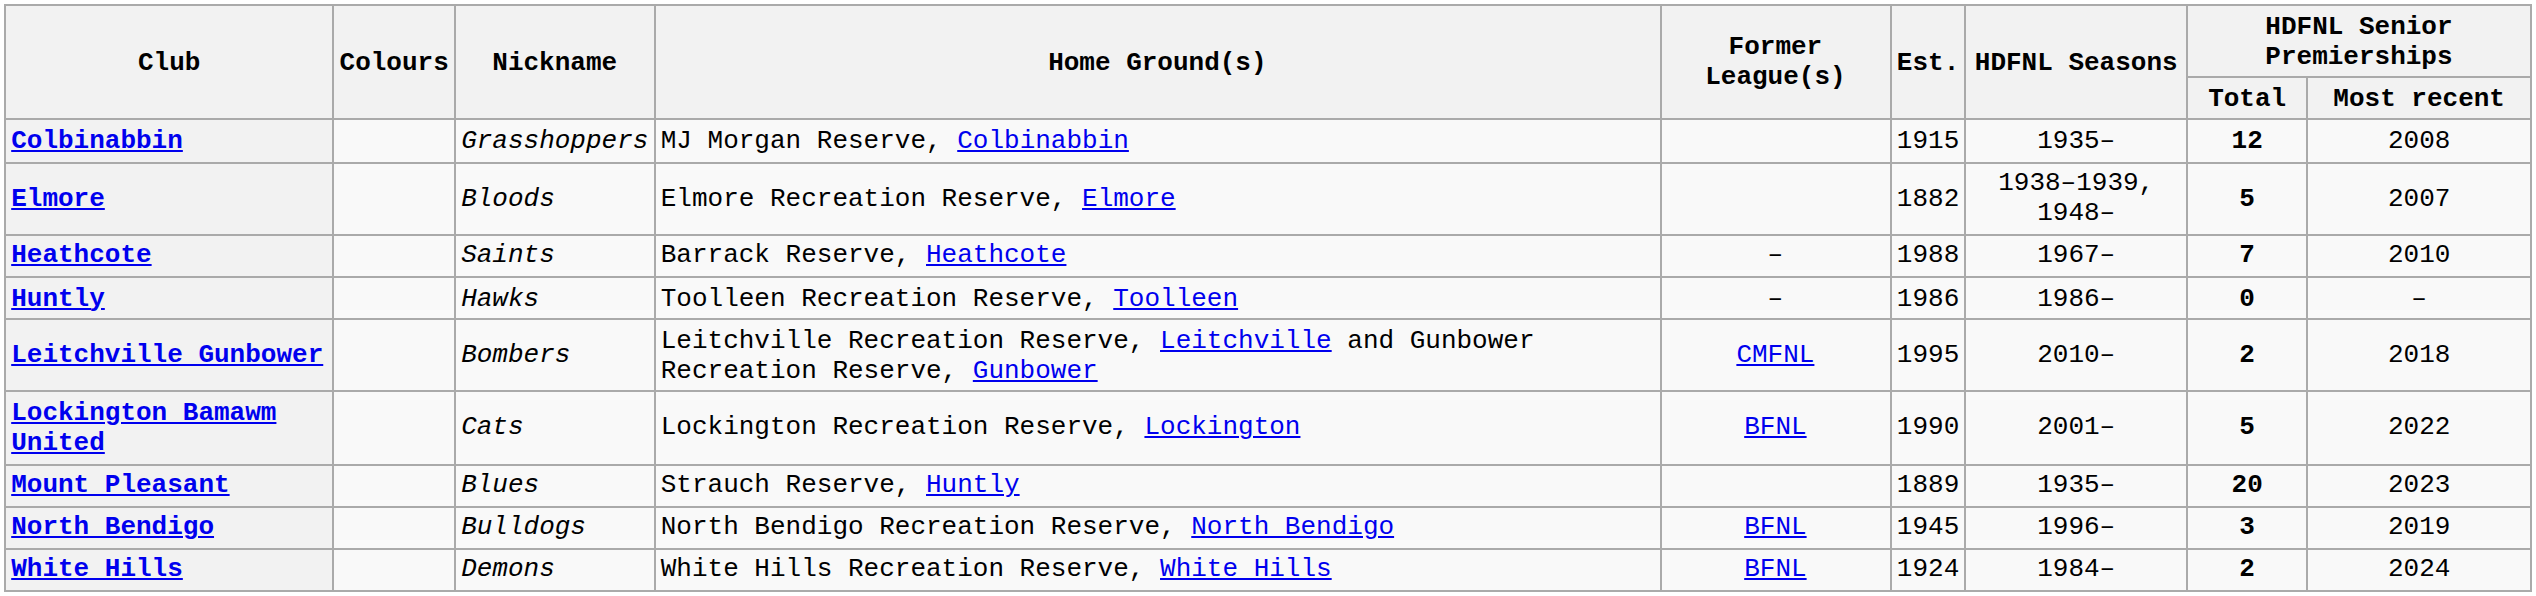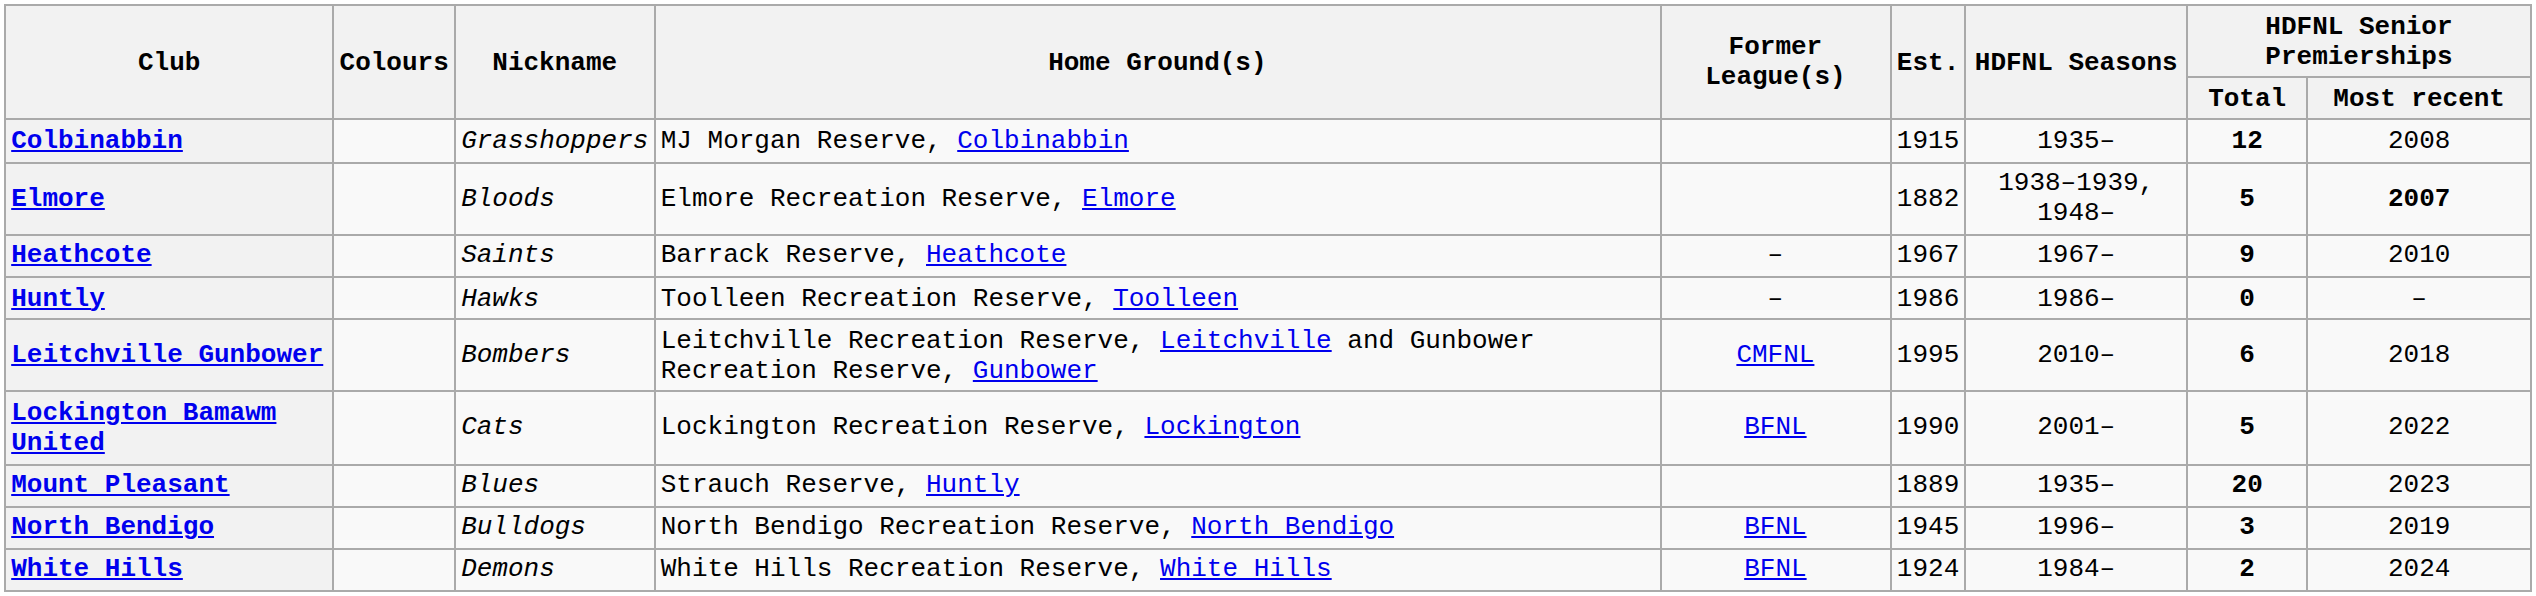(2419, 198) normal -> (2419, 198) bold
(1928, 256) 1988 -> (1928, 256) 1967
(2247, 256) 7 -> (2247, 256) 9
(2247, 355) 2 -> (2247, 355) 6
